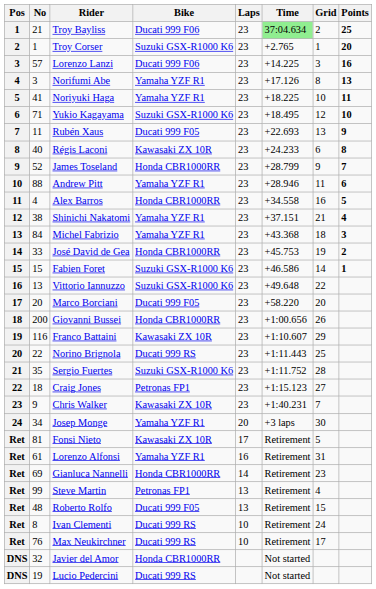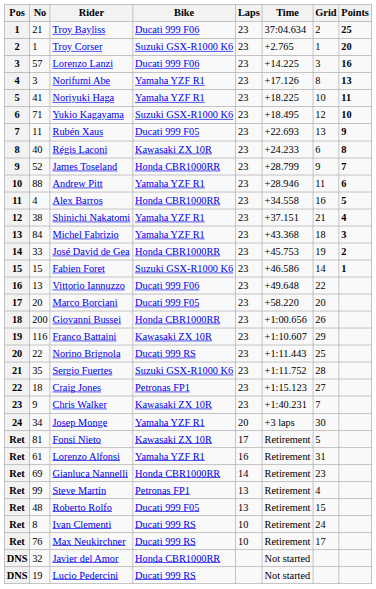(285, 30) lightgreen background -> (285, 30) no background
(184, 285) Suzuki GSX-R1000 K6 -> (167, 285) Ducati 999 F06
